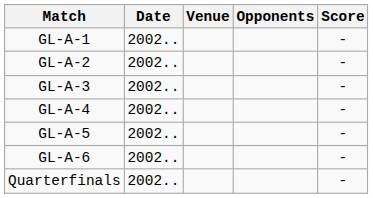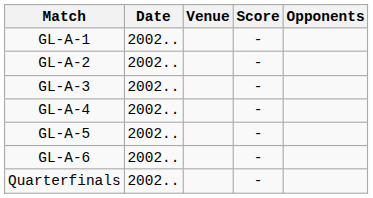columns swapped: (275, 16) <-> (343, 16)
